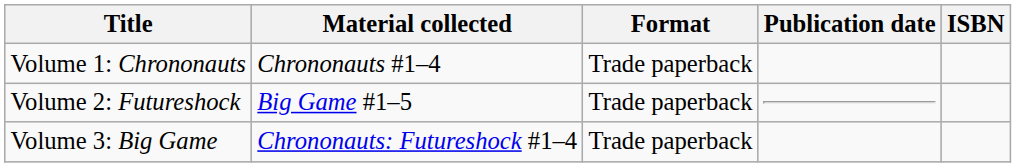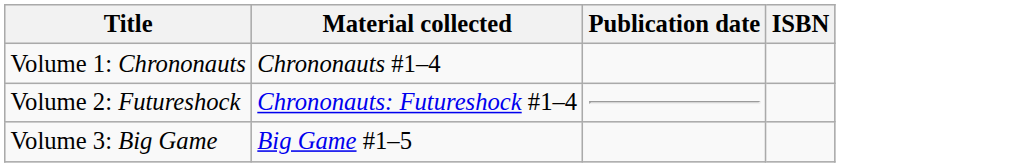- column: (670, 24)
(335, 102) Big Game #1–5 -> (417, 102) Chrononauts: Futureshock #1–4
(417, 141) Chrononauts: Futureshock #1–4 -> (335, 141) Big Game #1–5
